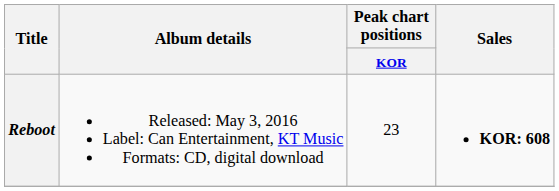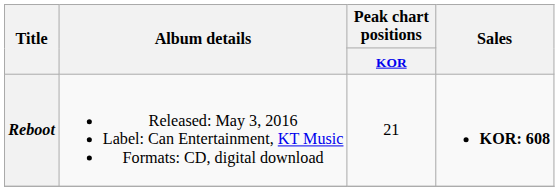(391, 130) 23 -> (391, 130) 21
